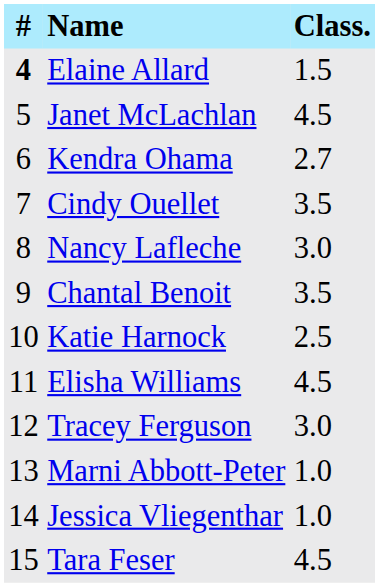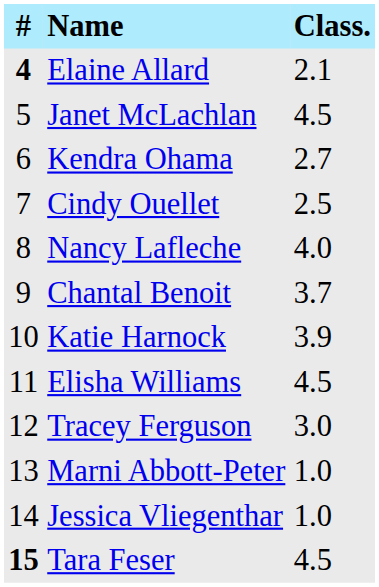(313, 70) 1.5 -> (313, 70) 2.1
(313, 203) 3.5 -> (313, 203) 2.5
(313, 248) 3.0 -> (313, 248) 4.0
(313, 292) 3.5 -> (313, 292) 3.7
(313, 337) 2.5 -> (313, 337) 3.9
(23, 559) normal -> (23, 559) bold
